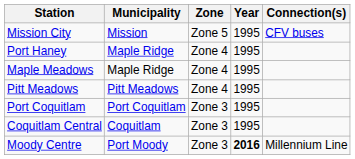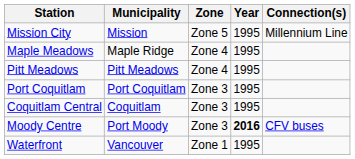(294, 32) CFV buses -> (306, 32) Millennium Line
- row: (37, 51)
(306, 145) Millennium Line -> (294, 126) CFV buses
+ row: (35, 145)
